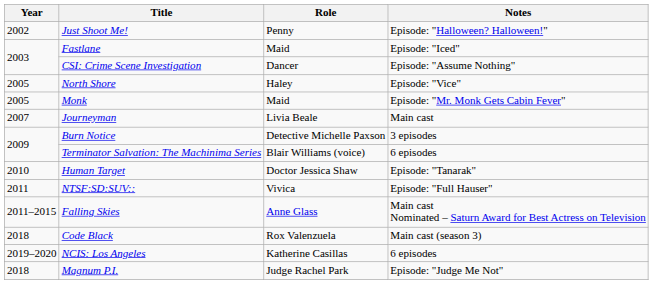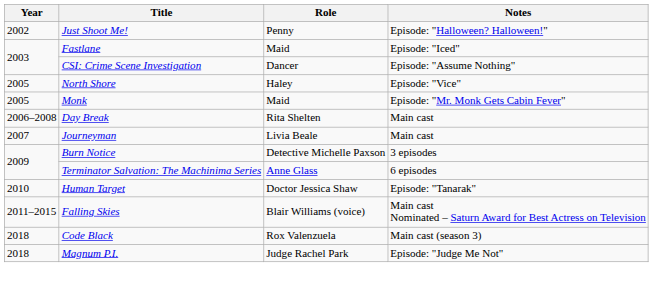+ row: (85, 118)
(316, 153) Blair Williams (voice) -> (292, 170) Anne Glass
- row: (98, 188)
(292, 212) Anne Glass -> (316, 212) Blair Williams (voice)
- row: (104, 253)
